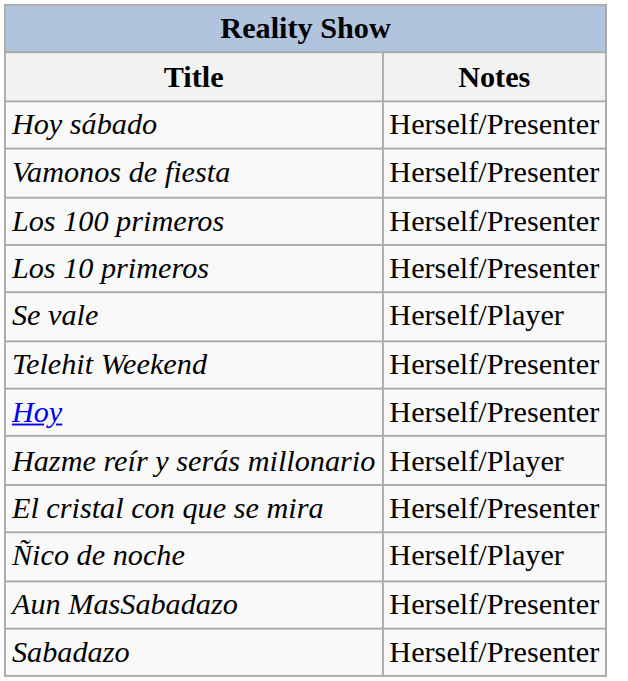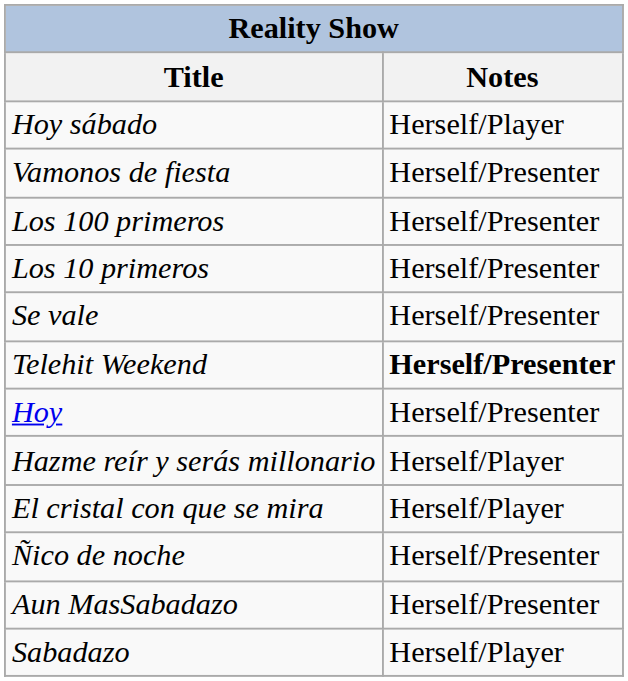(494, 124) Herself/Presenter -> (477, 124) Herself/Player
(477, 316) Herself/Player -> (494, 316) Herself/Presenter
(494, 364) normal -> (502, 364) bold
(494, 508) Herself/Presenter -> (477, 508) Herself/Player
(477, 556) Herself/Player -> (494, 556) Herself/Presenter
(494, 651) Herself/Presenter -> (477, 651) Herself/Player
